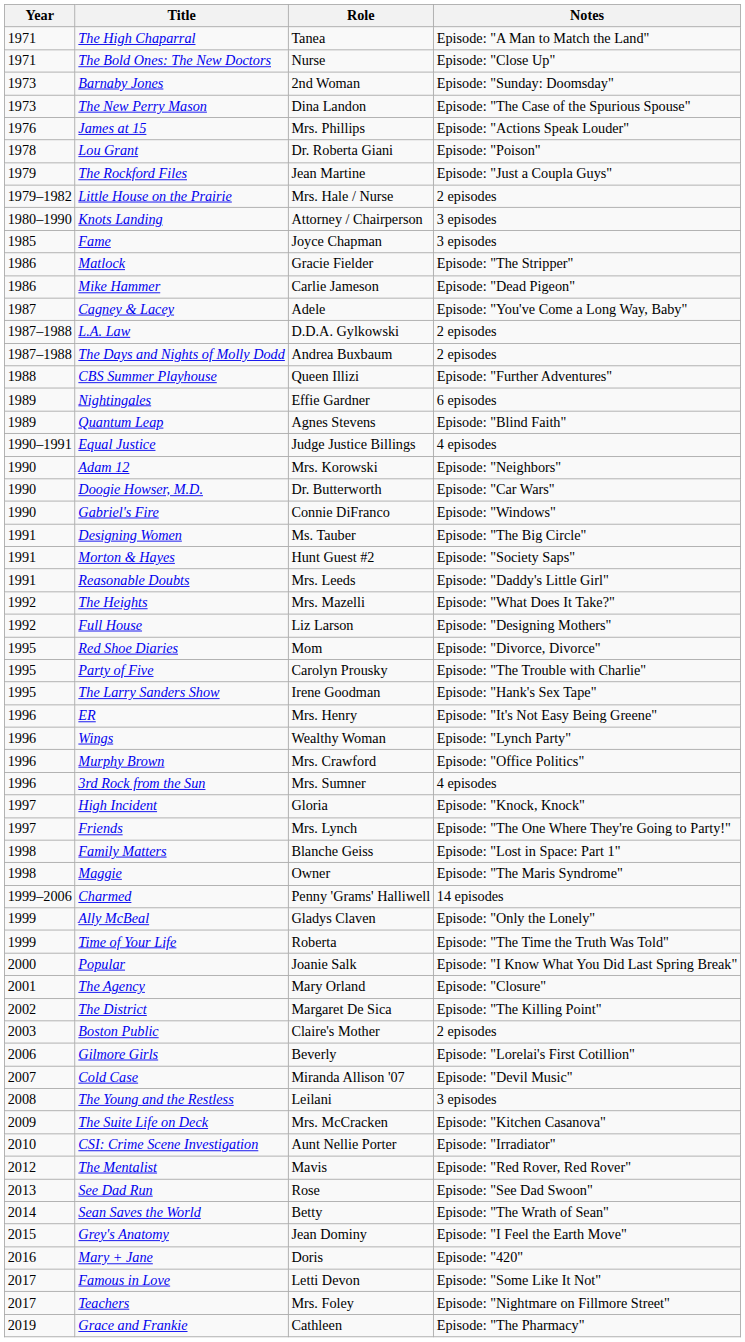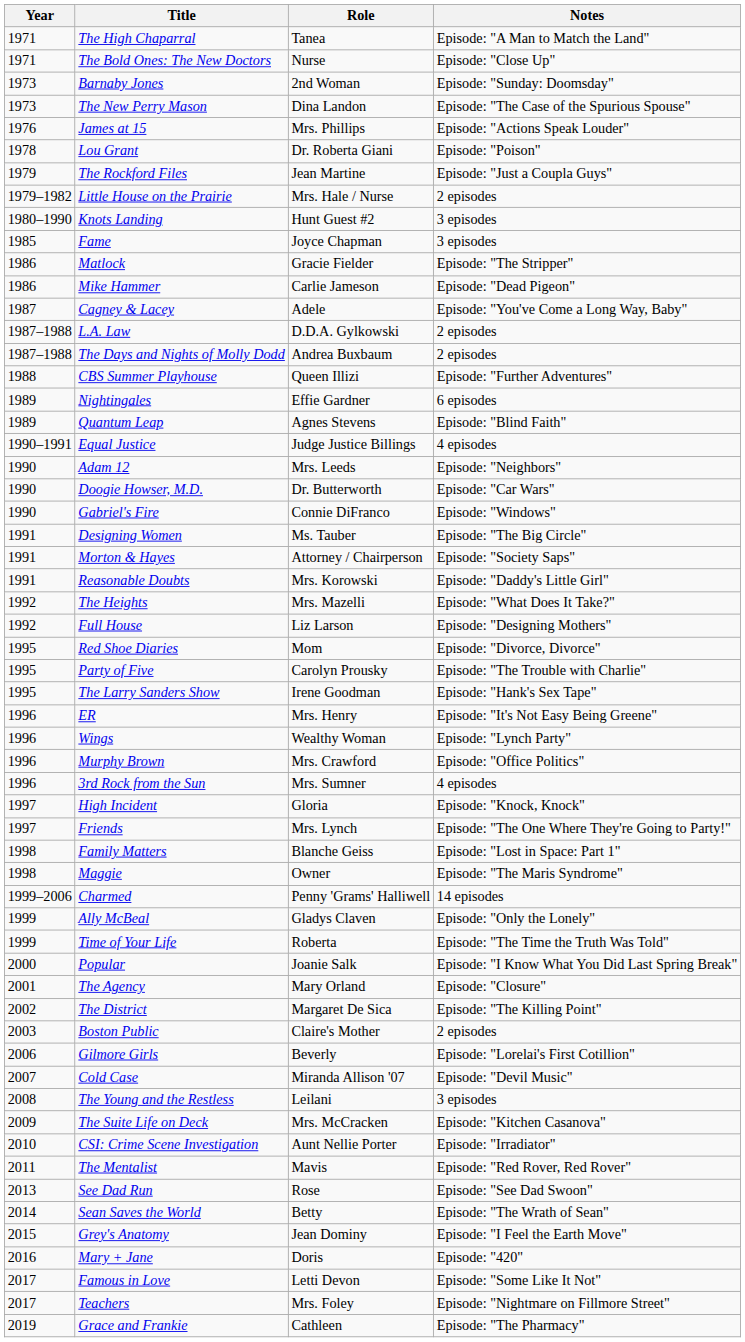(357, 219) Attorney / Chairperson -> (333, 219) Hunt Guest #2
(335, 467) Mrs. Korowski -> (323, 467) Mrs. Leeds
(333, 557) Hunt Guest #2 -> (357, 557) Attorney / Chairperson
(323, 580) Mrs. Leeds -> (335, 580) Mrs. Korowski
(22, 1167) 2012 -> (22, 1167) 2011
